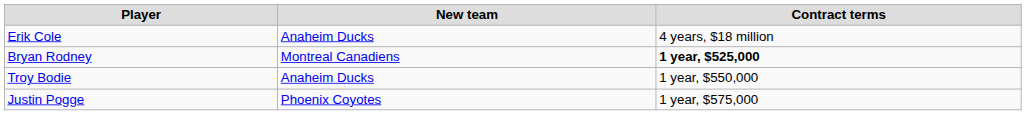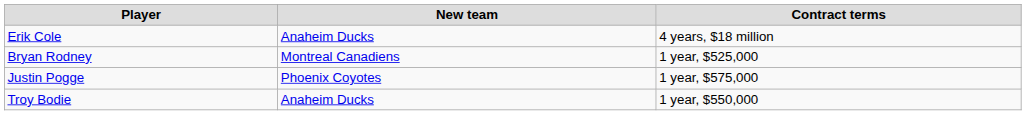(710, 57) bold -> (709, 57) normal
rows swapped: (46, 99) <-> (39, 78)
